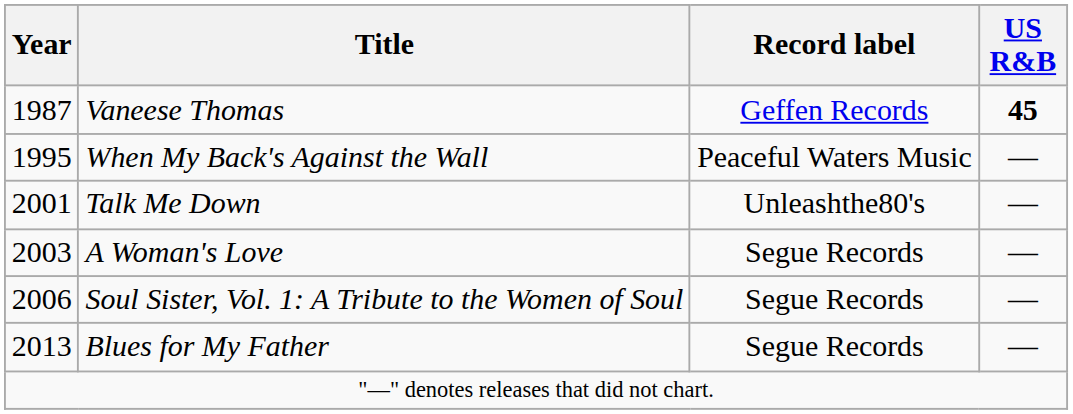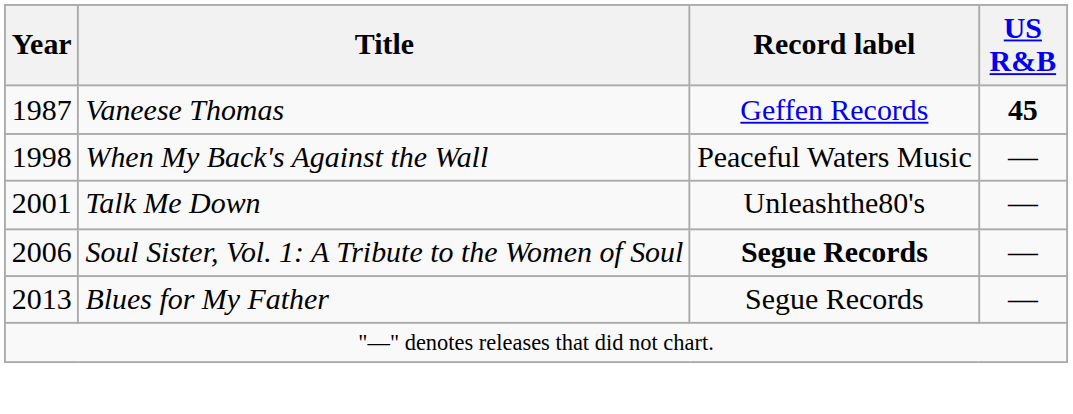(42, 156) 1995 -> (42, 156) 1998
- row: (184, 251)
(834, 299) normal -> (834, 251) bold
